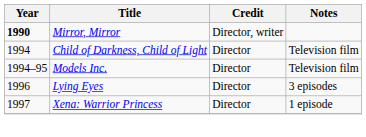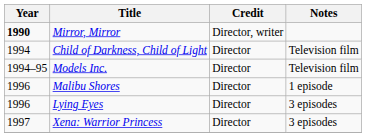+ row: (86, 86)
(311, 104) 1 episode -> (313, 123) 3 episodes
